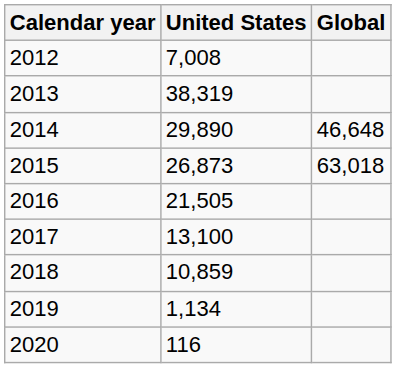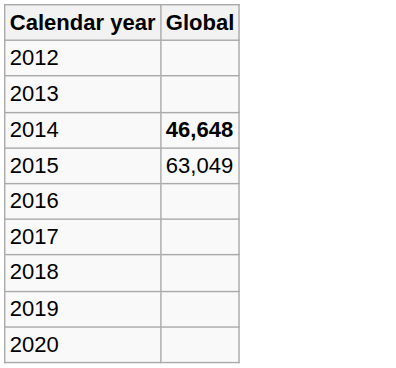- column: (236, 21)
(350, 129) normal -> (199, 129) bold
(350, 164) 63,018 -> (199, 164) 63,049
